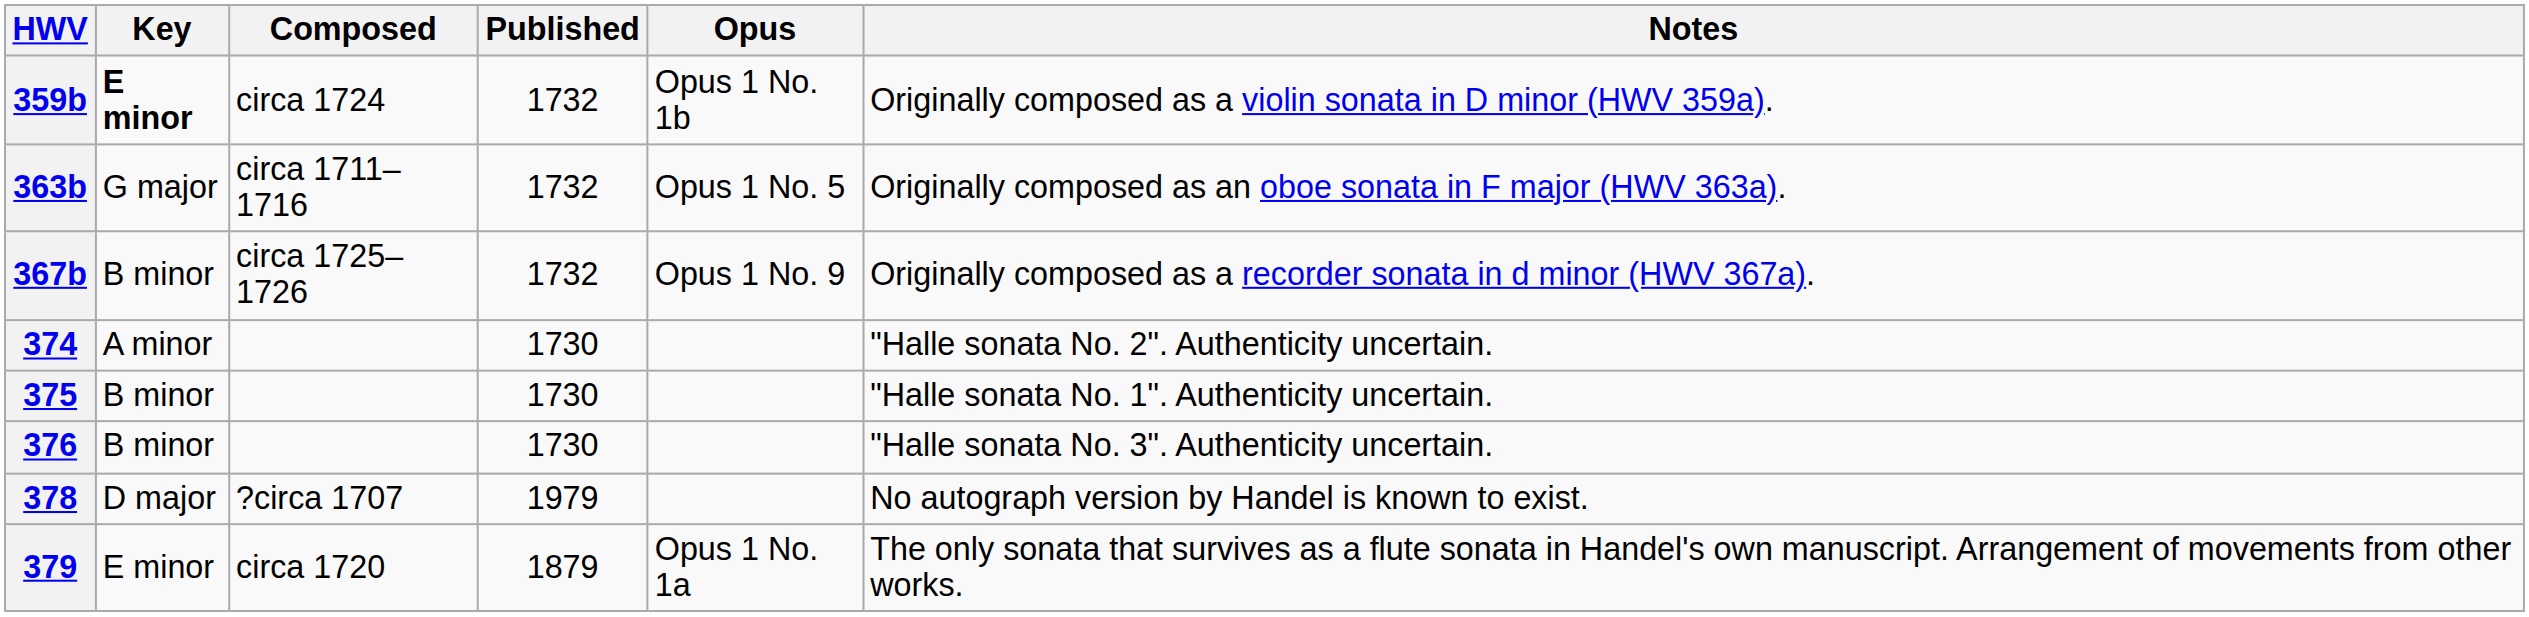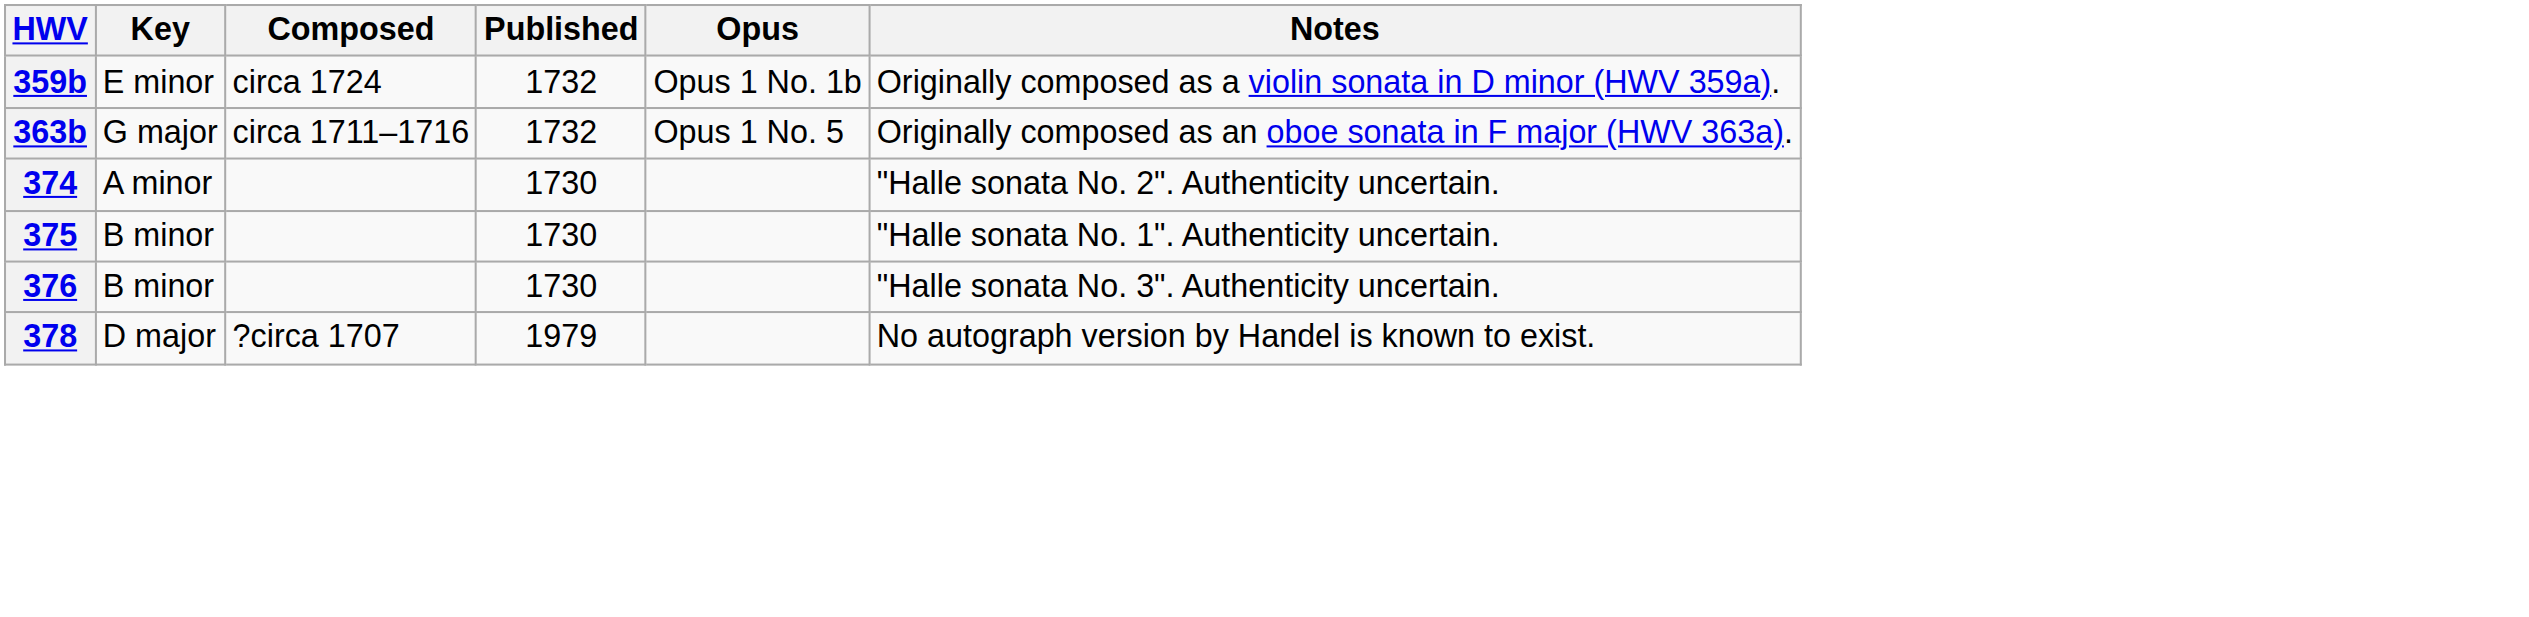(148, 99) bold -> (158, 81) normal
- row: (50, 274)
- row: (50, 567)
